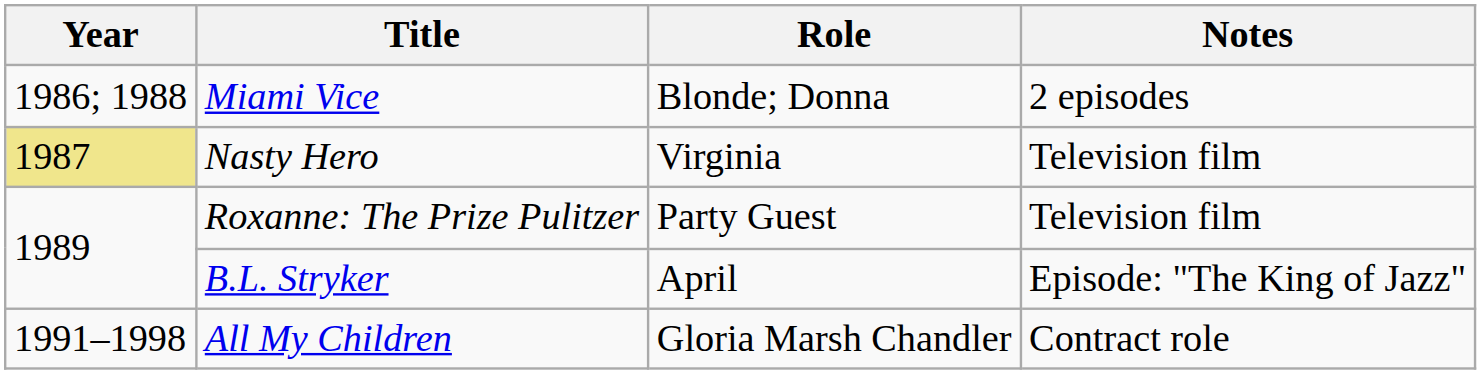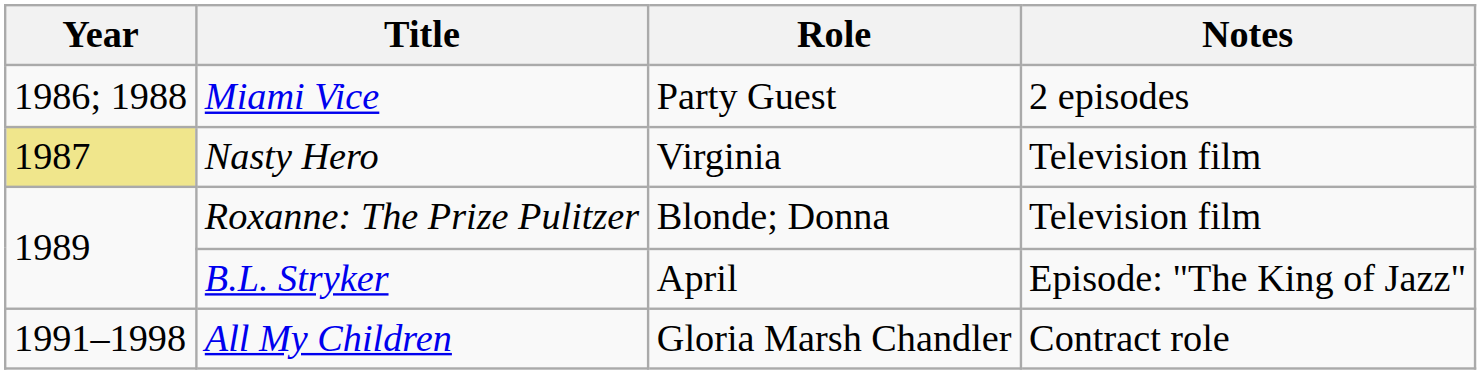(773, 95) Blonde; Donna -> (747, 95) Party Guest
(747, 216) Party Guest -> (773, 216) Blonde; Donna
